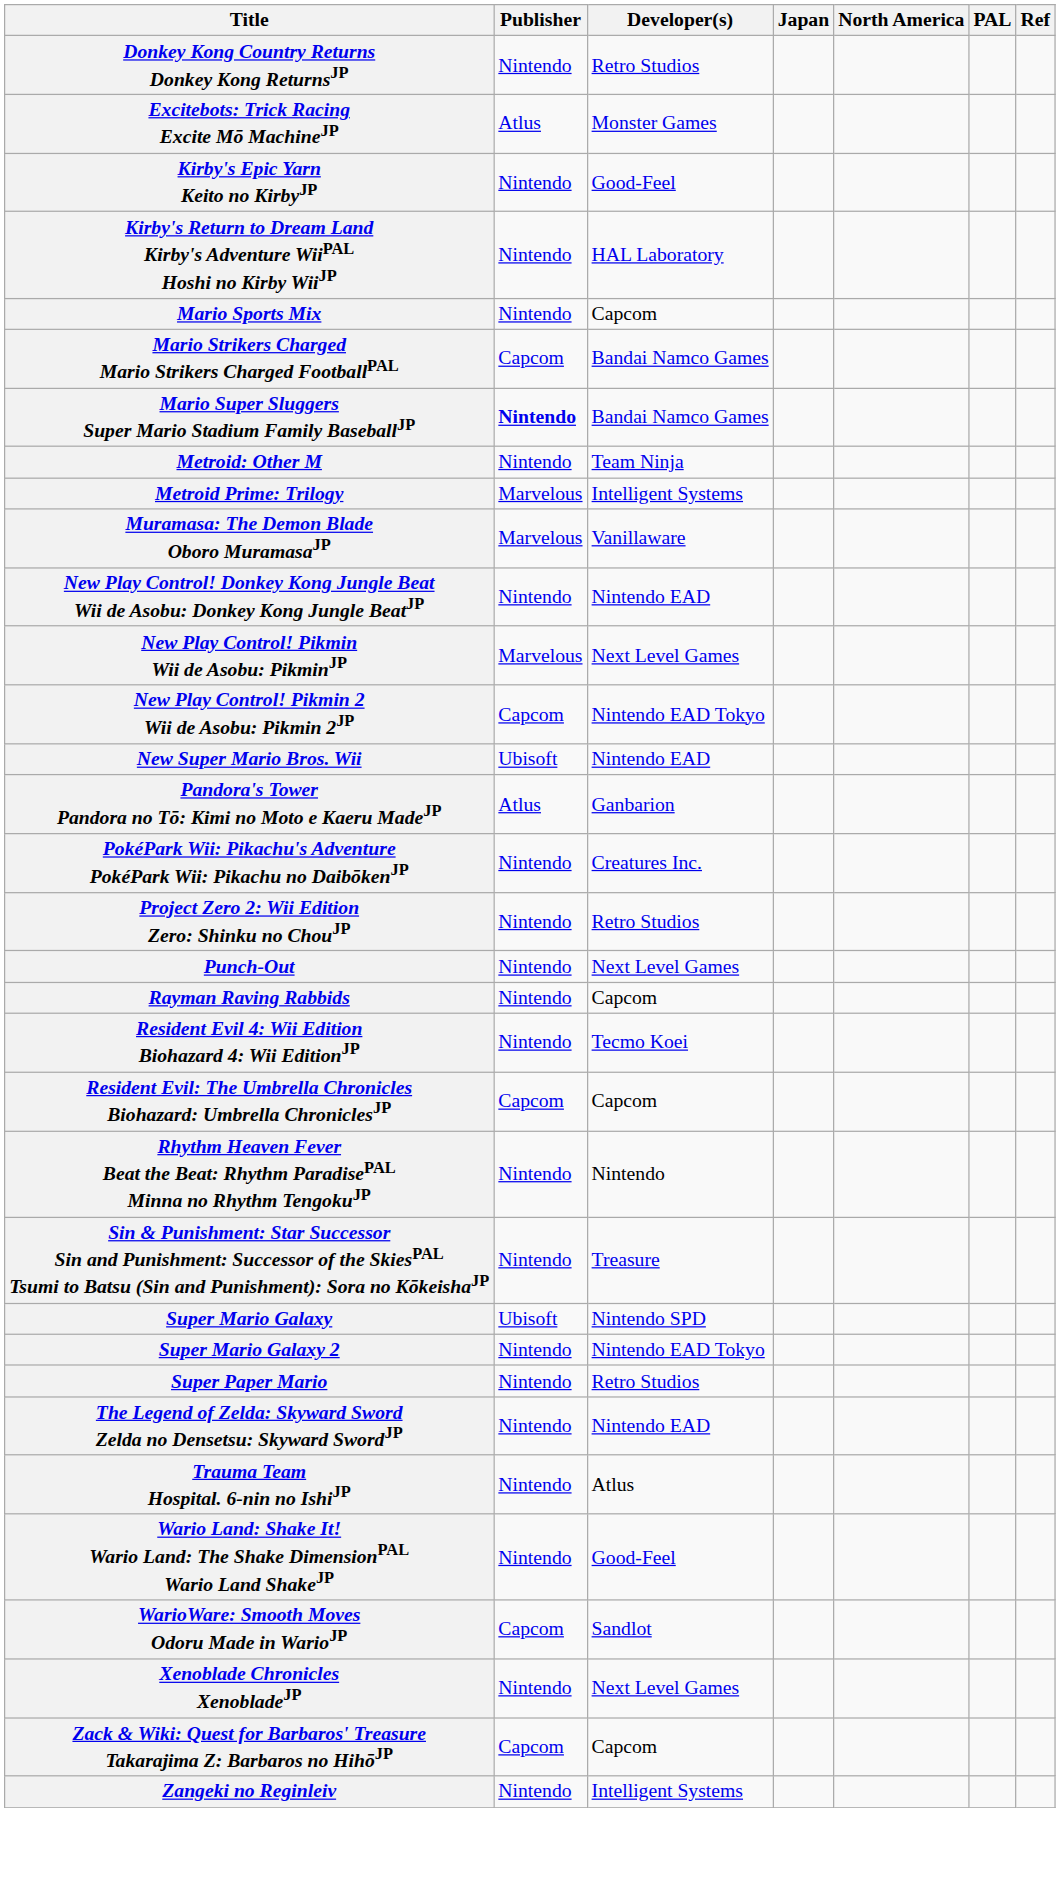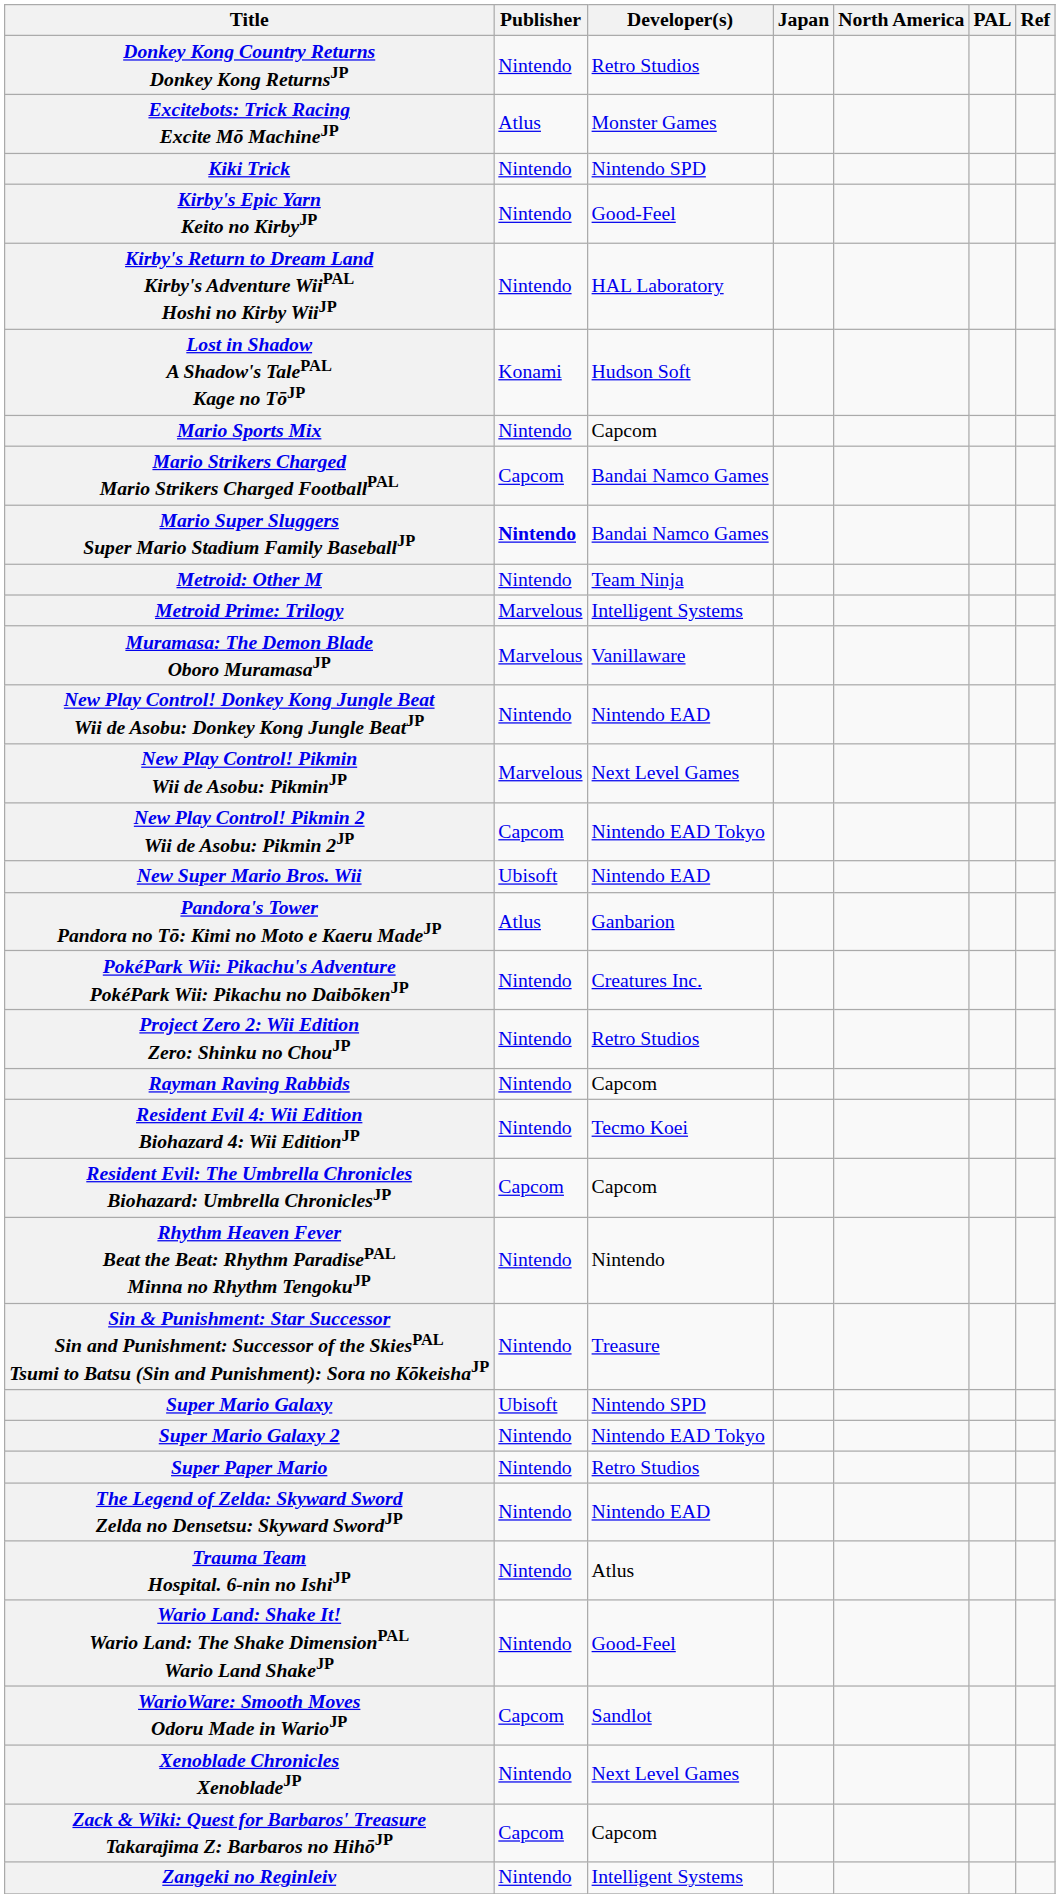+ row: (249, 168)
+ row: (249, 372)
- row: (249, 966)
